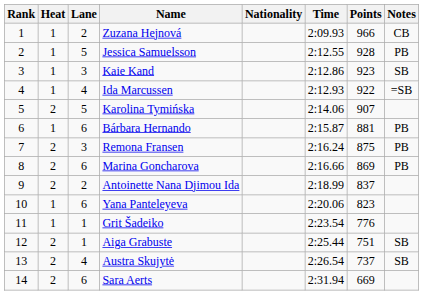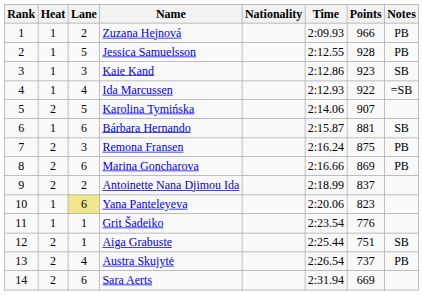(402, 33) CB -> (402, 33) PB
(402, 128) PB -> (402, 128) SB
(84, 204) no background -> (84, 204) khaki background
(402, 261) SB -> (402, 261) PB
